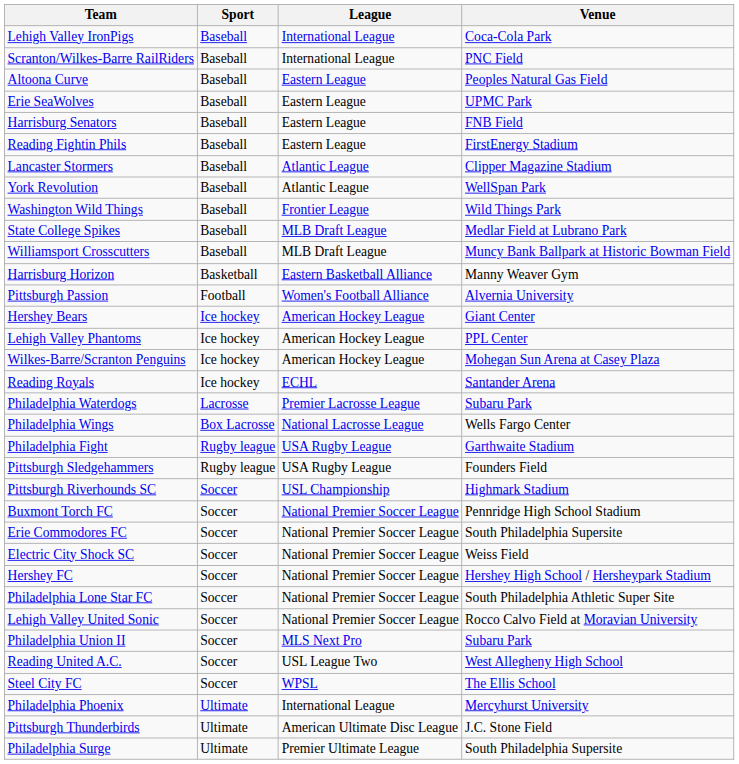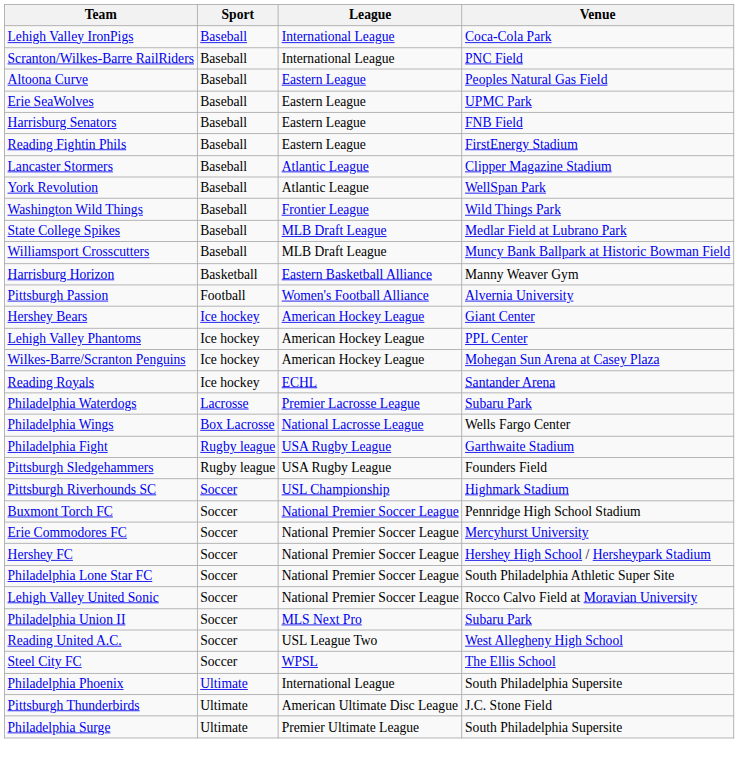(544, 532) South Philadelphia Supersite -> (527, 532) Mercyhurst University
- row: (71, 554)
(527, 705) Mercyhurst University -> (544, 683) South Philadelphia Supersite
